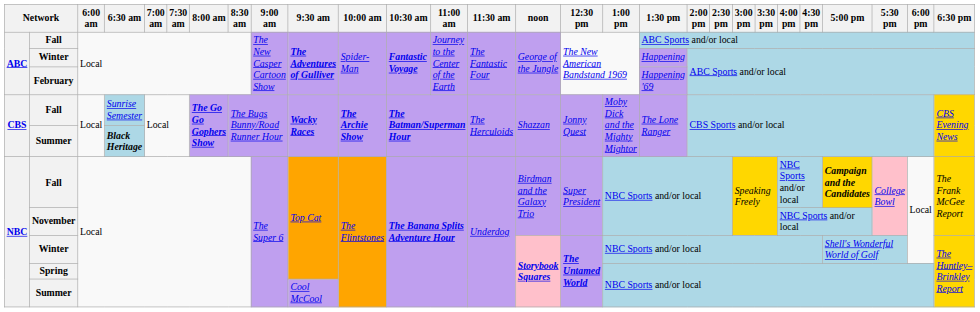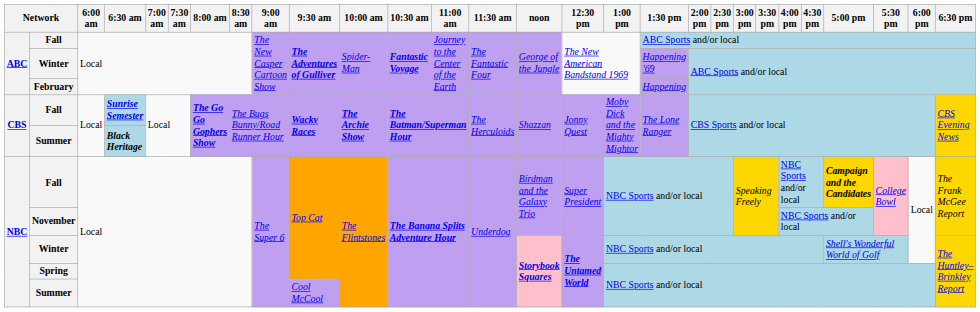(663, 58) Happening -> (664, 63) Happening '69
(663, 81) Happening '69 -> (664, 86) Happening
(124, 110) normal -> (125, 110) bold
